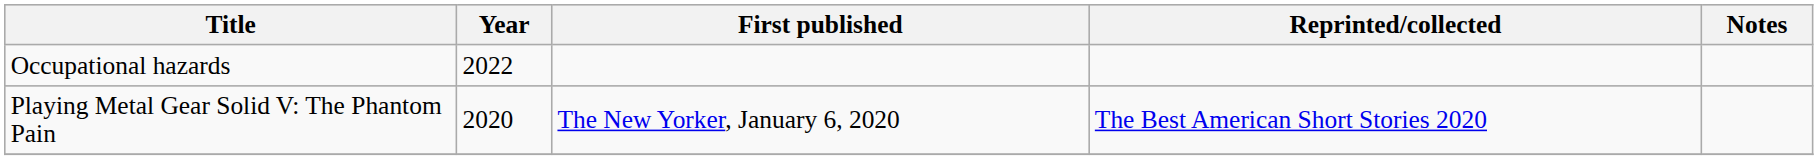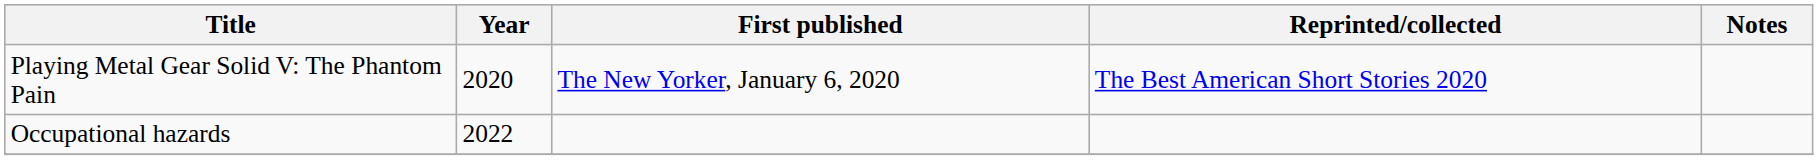rows swapped: (226, 119) <-> (120, 65)
